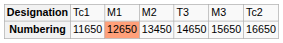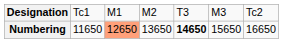(157, 30) 13450 -> (157, 30) 13650
(191, 30) normal -> (191, 30) bold
